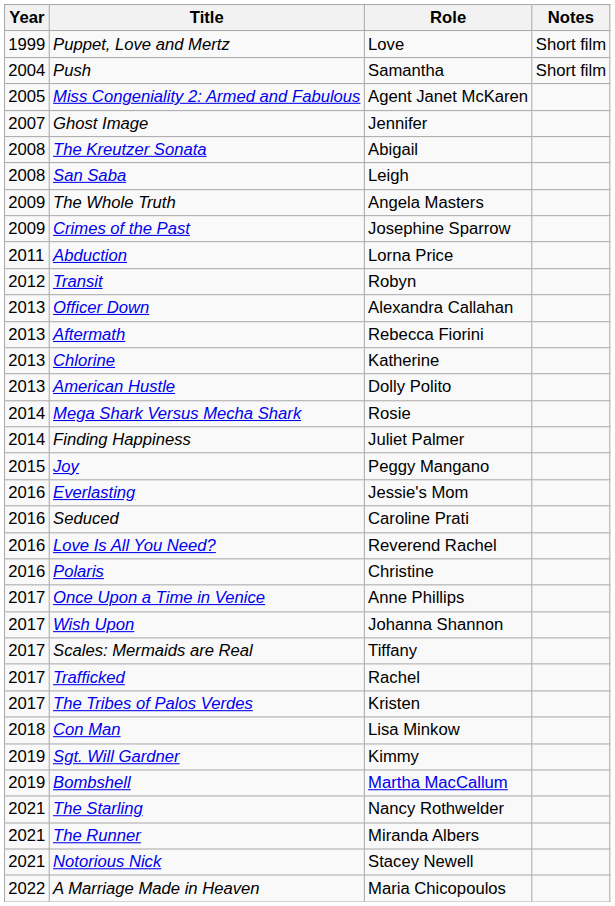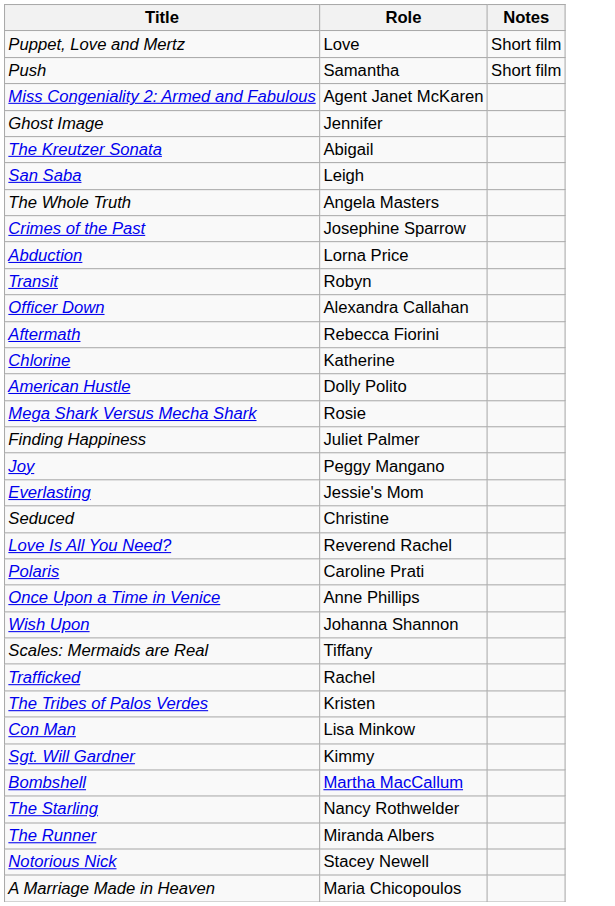- column: (27, 17)
(419, 519) Caroline Prati -> (356, 519) Christine
(401, 571) Christine -> (374, 571) Caroline Prati
